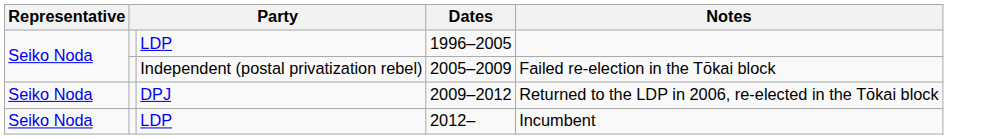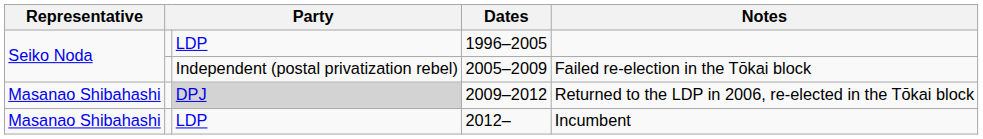(50, 95) Seiko Noda -> (84, 95) Masanao Shibahashi
(156, 95) no background -> (191, 95) lightgrey background
(50, 120) Seiko Noda -> (84, 120) Masanao Shibahashi
